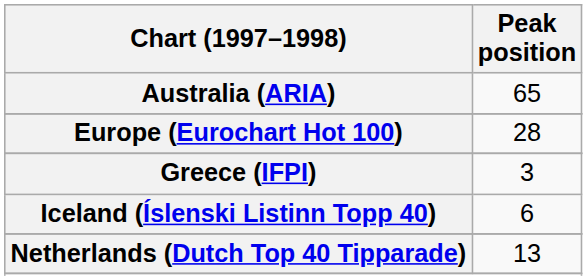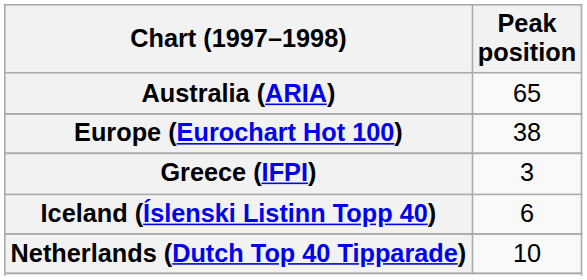(527, 133) 28 -> (527, 133) 38
(527, 253) 13 -> (527, 253) 10
